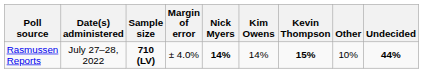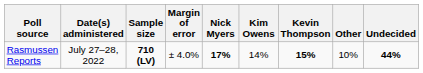(221, 55) 14% -> (221, 55) 17%
